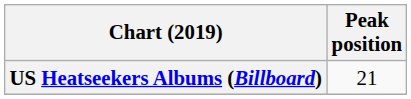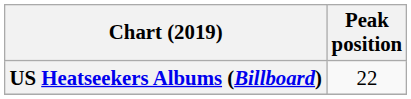(367, 77) 21 -> (367, 77) 22
